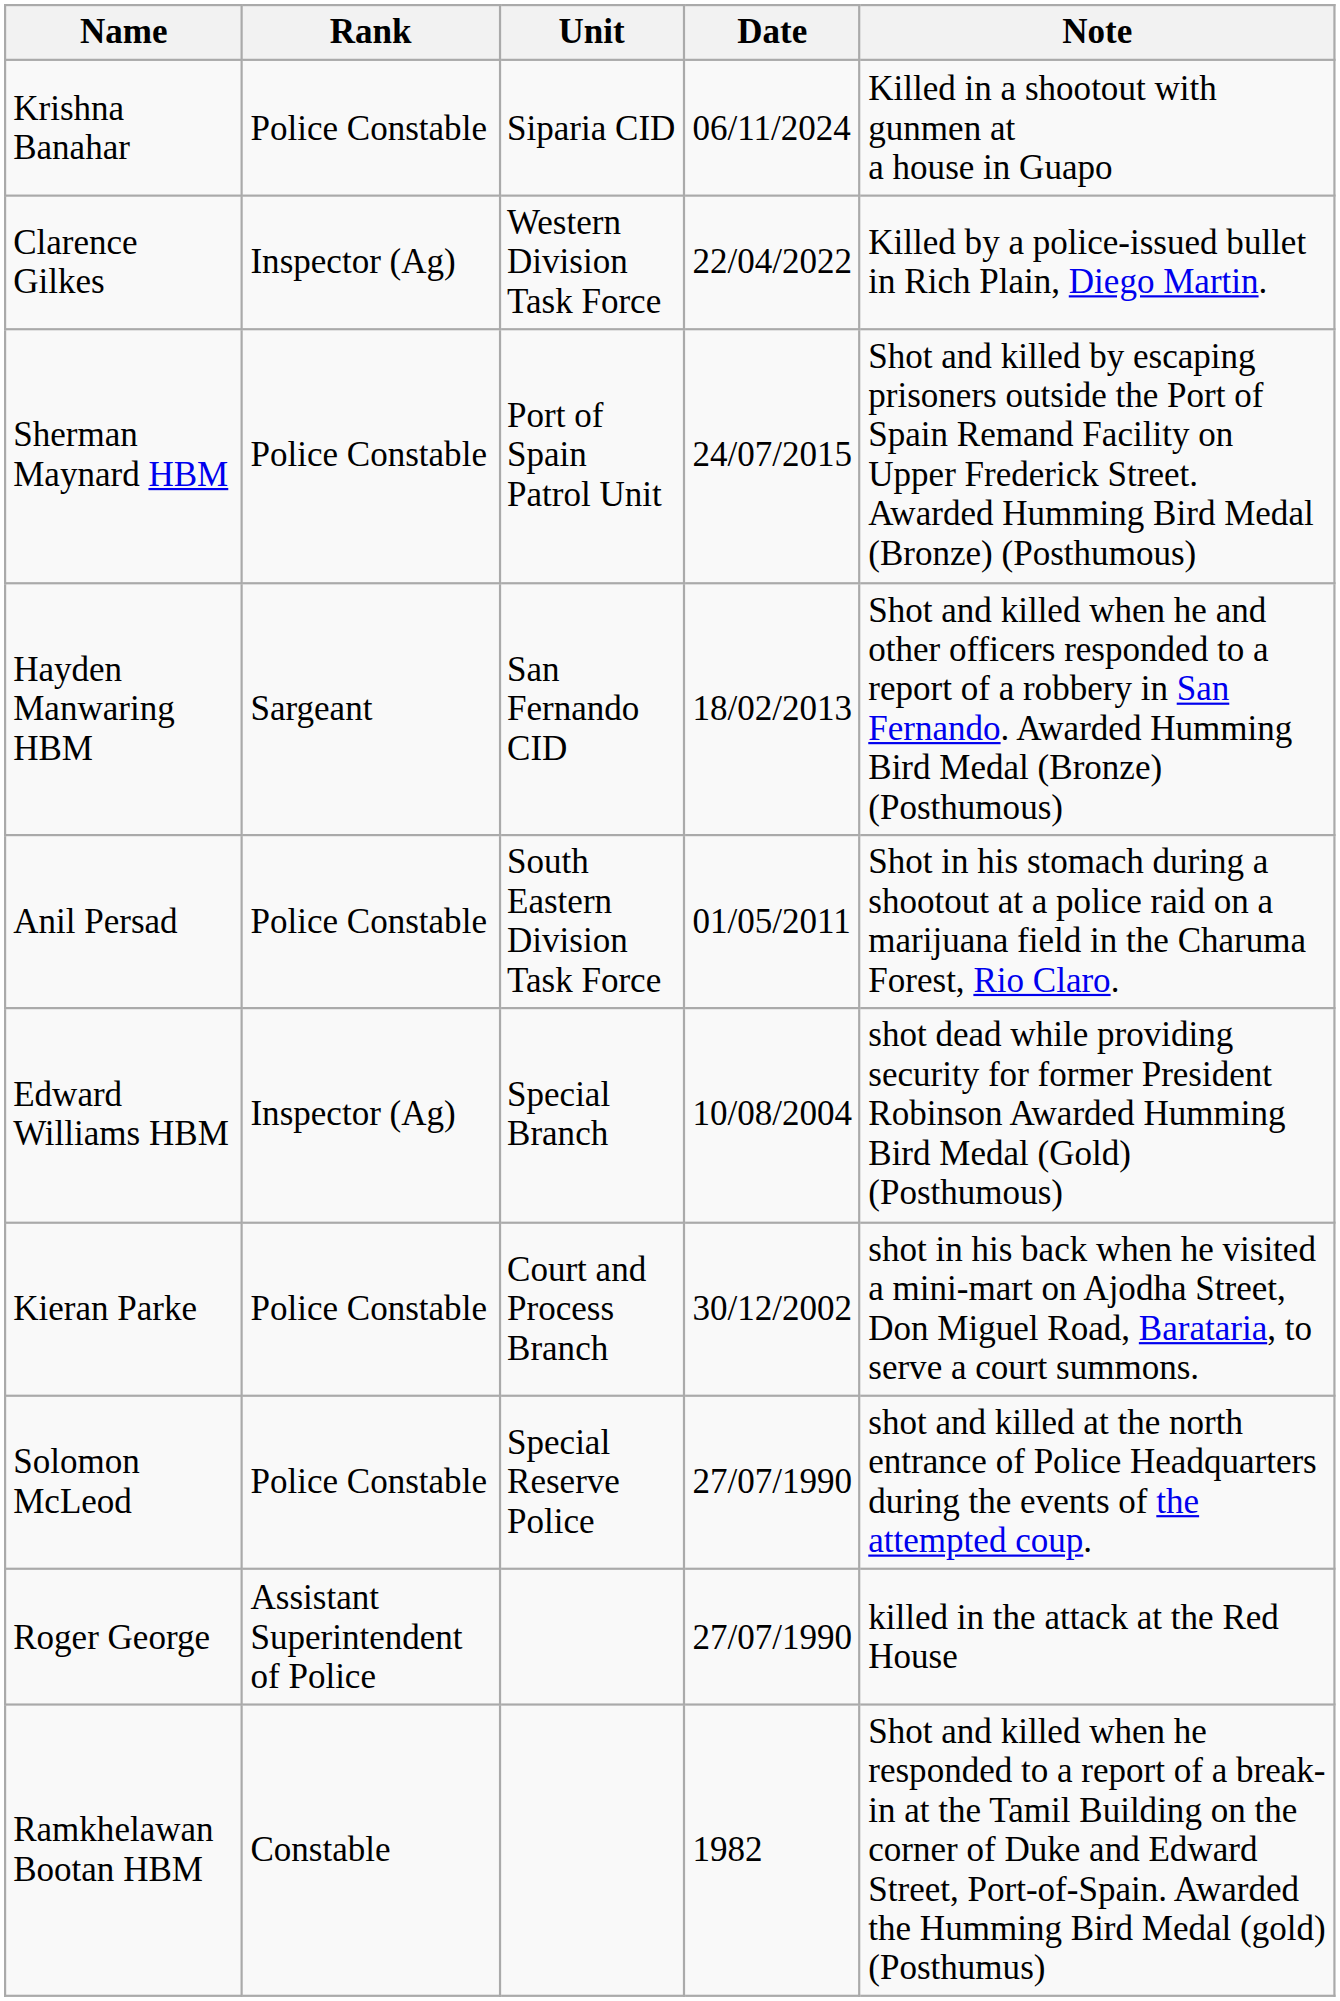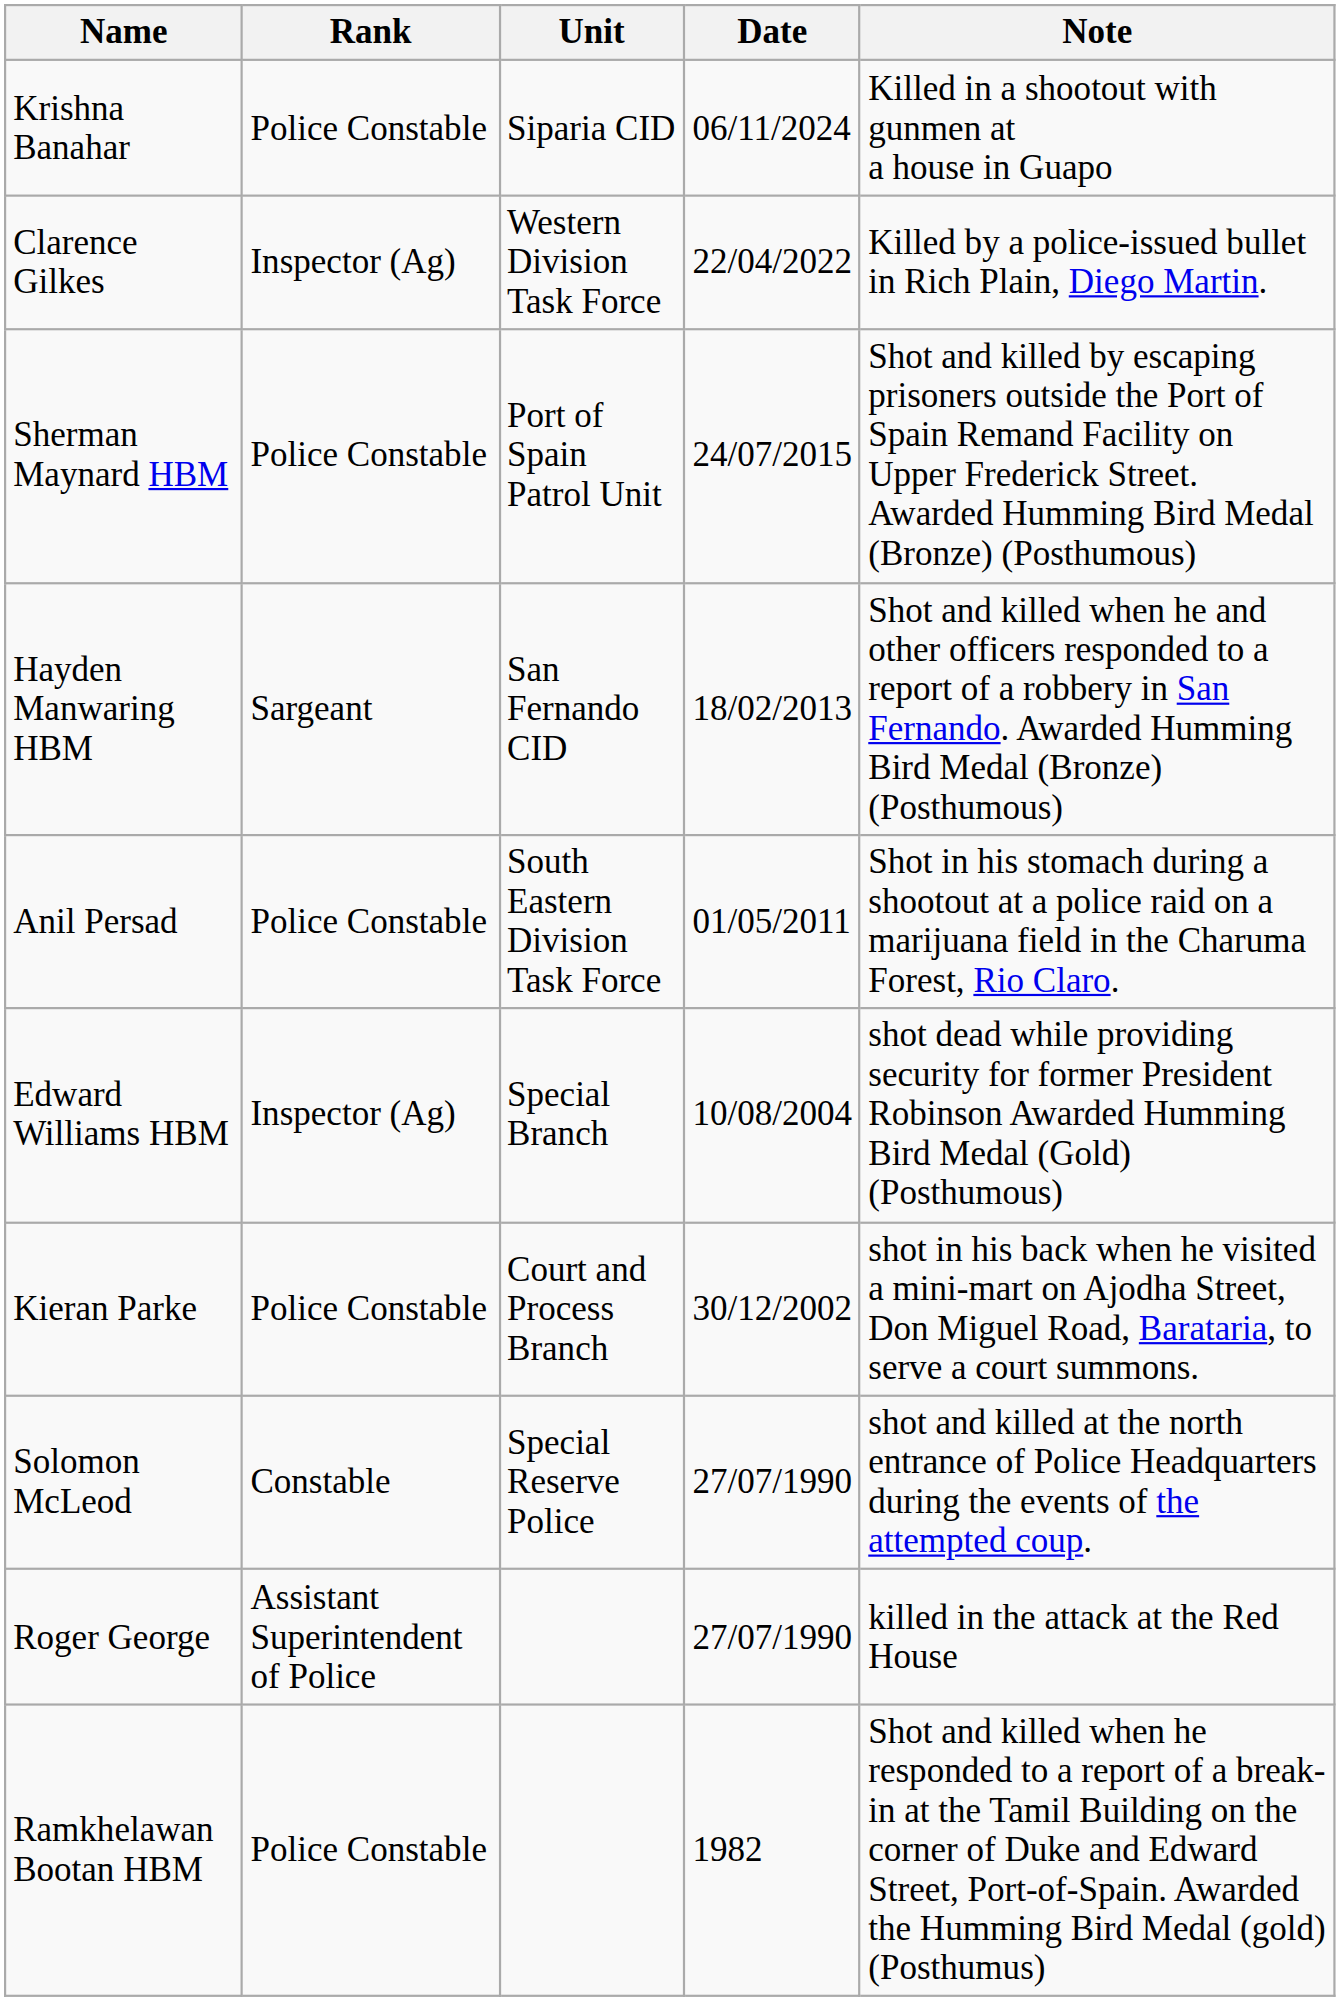(369, 1482) Police Constable -> (321, 1482) Constable
(321, 1849) Constable -> (369, 1849) Police Constable
